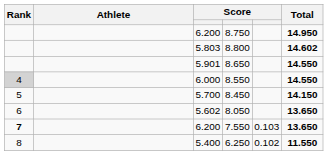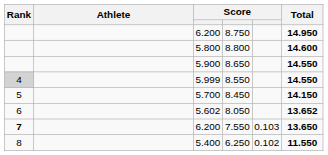(208, 48) 5.803 -> (208, 48) 5.800
(302, 48) 14.602 -> (302, 48) 14.600
(208, 64) 5.901 -> (208, 64) 5.900
(208, 79) 6.000 -> (208, 79) 5.999
(302, 111) 13.650 -> (302, 111) 13.652
